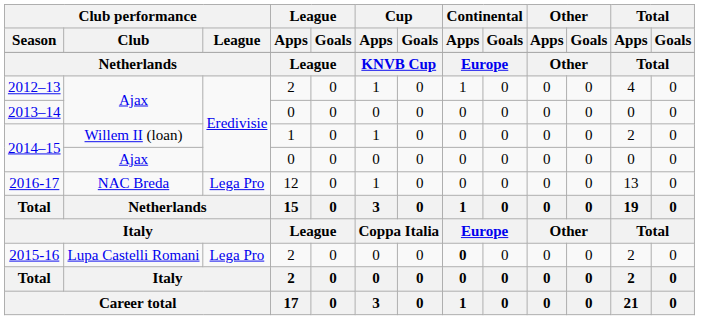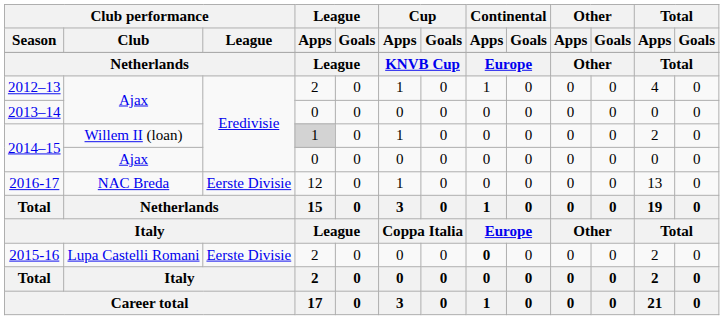(291, 135) no background -> (315, 135) lightgrey background
(237, 183) Lega Pro -> (249, 183) Eerste Divisie
(237, 254) Lega Pro -> (249, 254) Eerste Divisie
